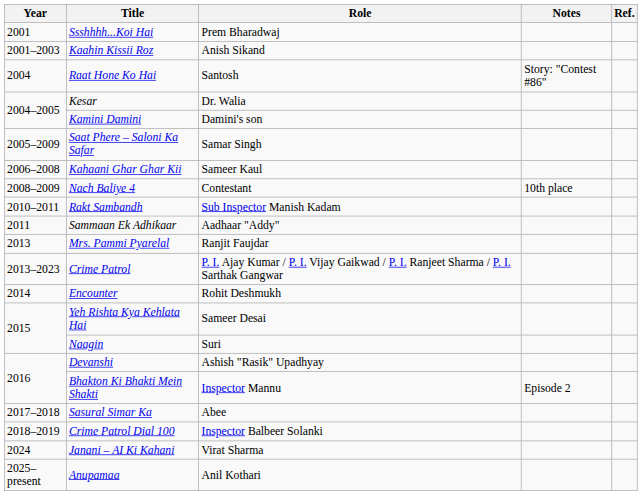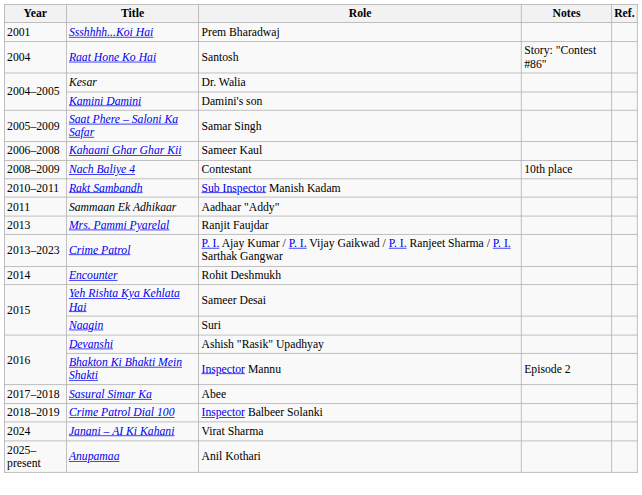- row: (111, 50)
